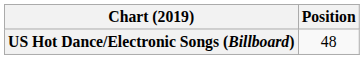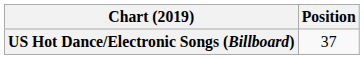(329, 41) 48 -> (329, 41) 37
